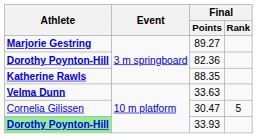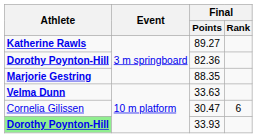(49, 44) Marjorie Gestring -> (47, 44) Katherine Rawls
(47, 77) Katherine Rawls -> (49, 77) Marjorie Gestring
(238, 109) 5 -> (238, 109) 6
